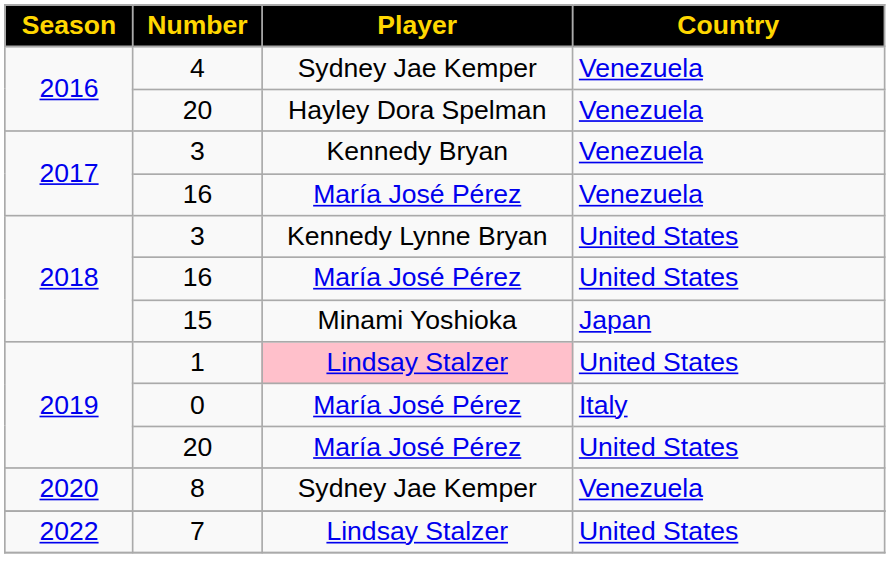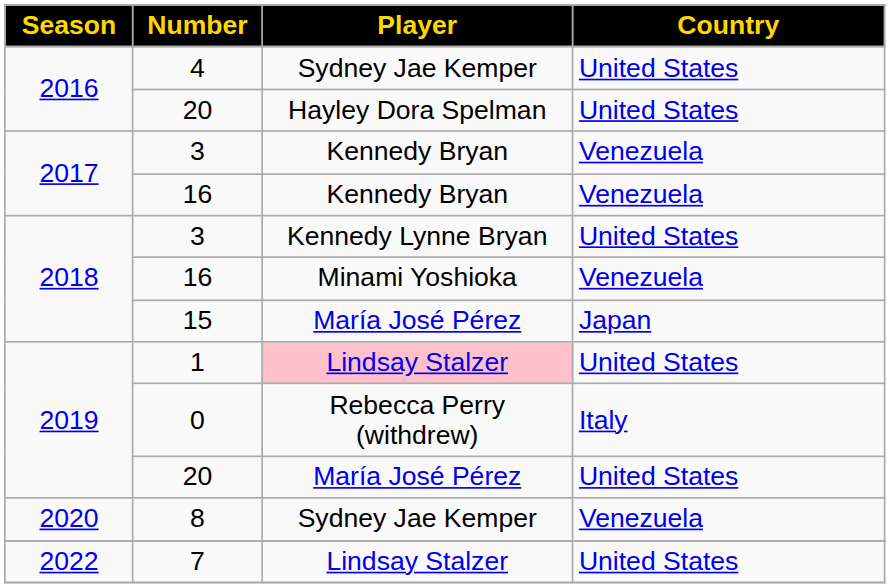(641, 67) Venezuela -> (659, 67) United States
(641, 109) Venezuela -> (659, 109) United States
(417, 194) María José Pérez -> (417, 194) Kennedy Bryan
(417, 278) María José Pérez -> (417, 278) Minami Yoshioka
(659, 278) United States -> (641, 278) Venezuela
(417, 320) Minami Yoshioka -> (417, 320) María José Pérez
(417, 404) María José Pérez -> (417, 419) Rebecca Perry (withdrew)
